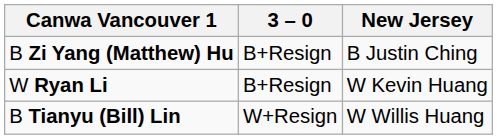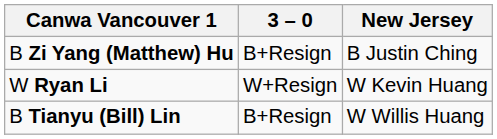(287, 85) B+Resign -> (290, 85) W+Resign
(290, 117) W+Resign -> (287, 117) B+Resign
